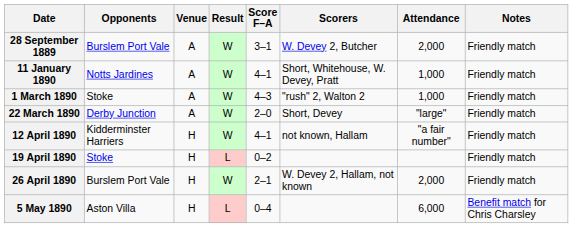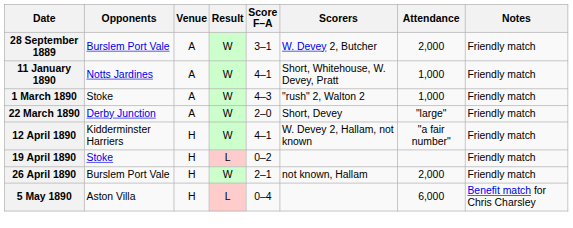(325, 136) not known, Hallam -> (338, 136) W. Devey 2, Hallam, not known
(338, 180) W. Devey 2, Hallam, not known -> (325, 175) not known, Hallam
